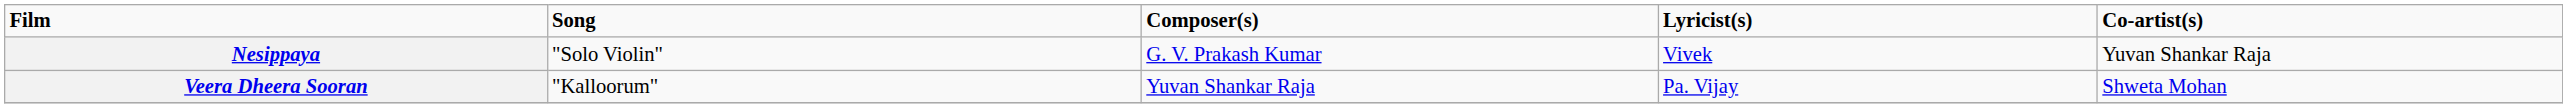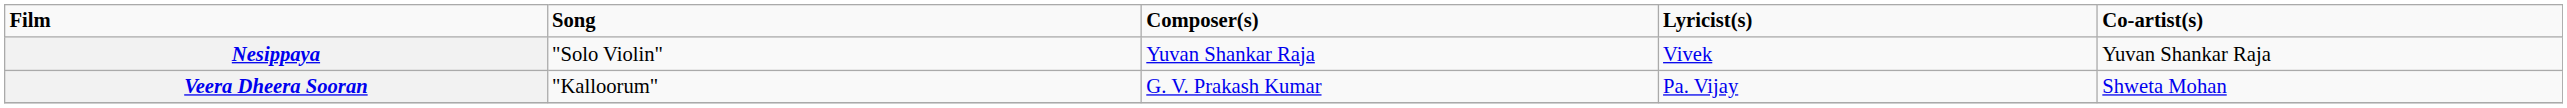(1234, 53) G. V. Prakash Kumar -> (1231, 53) Yuvan Shankar Raja
(1231, 86) Yuvan Shankar Raja -> (1234, 86) G. V. Prakash Kumar
